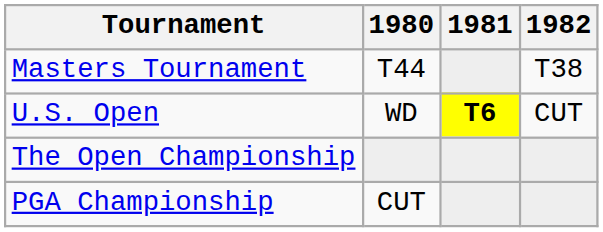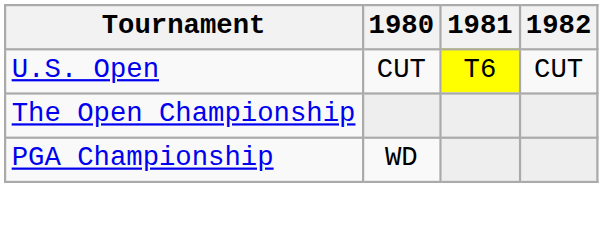- row: (159, 72)
(401, 116) WD -> (401, 72) CUT
(480, 116) bold -> (480, 72) normal
(401, 204) CUT -> (401, 160) WD
